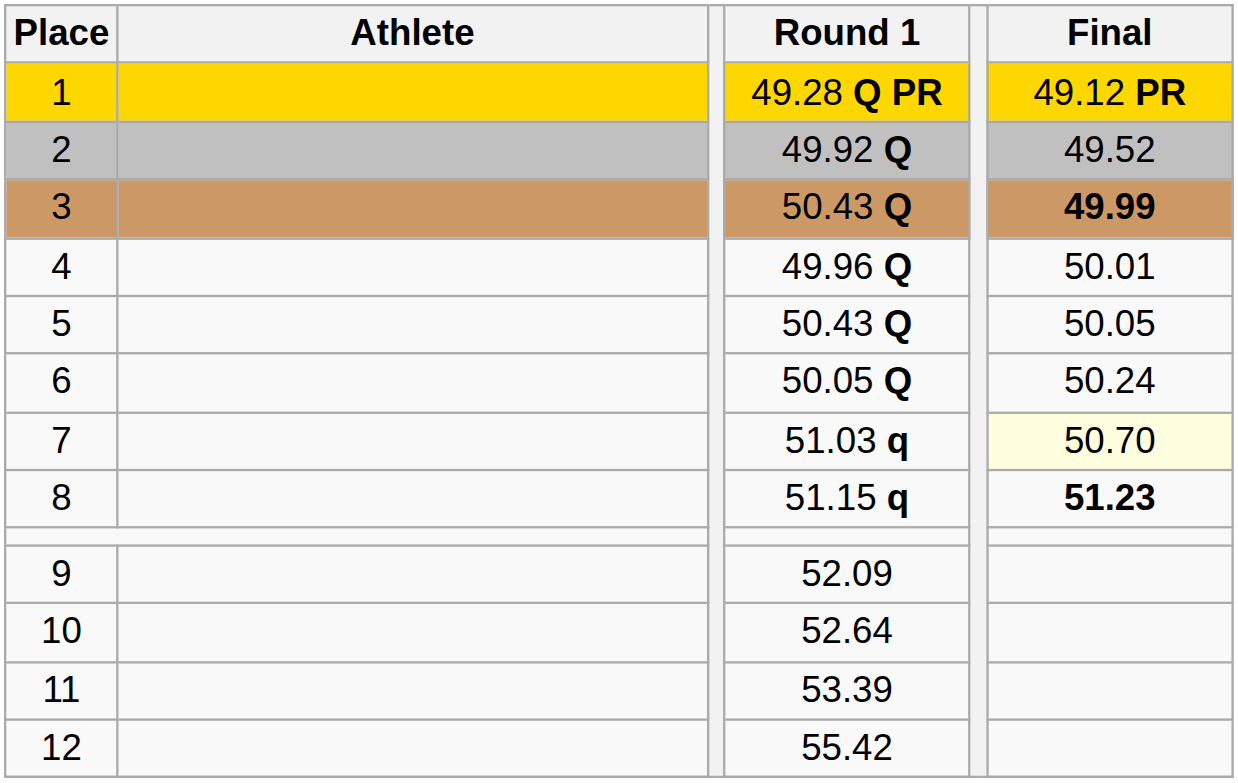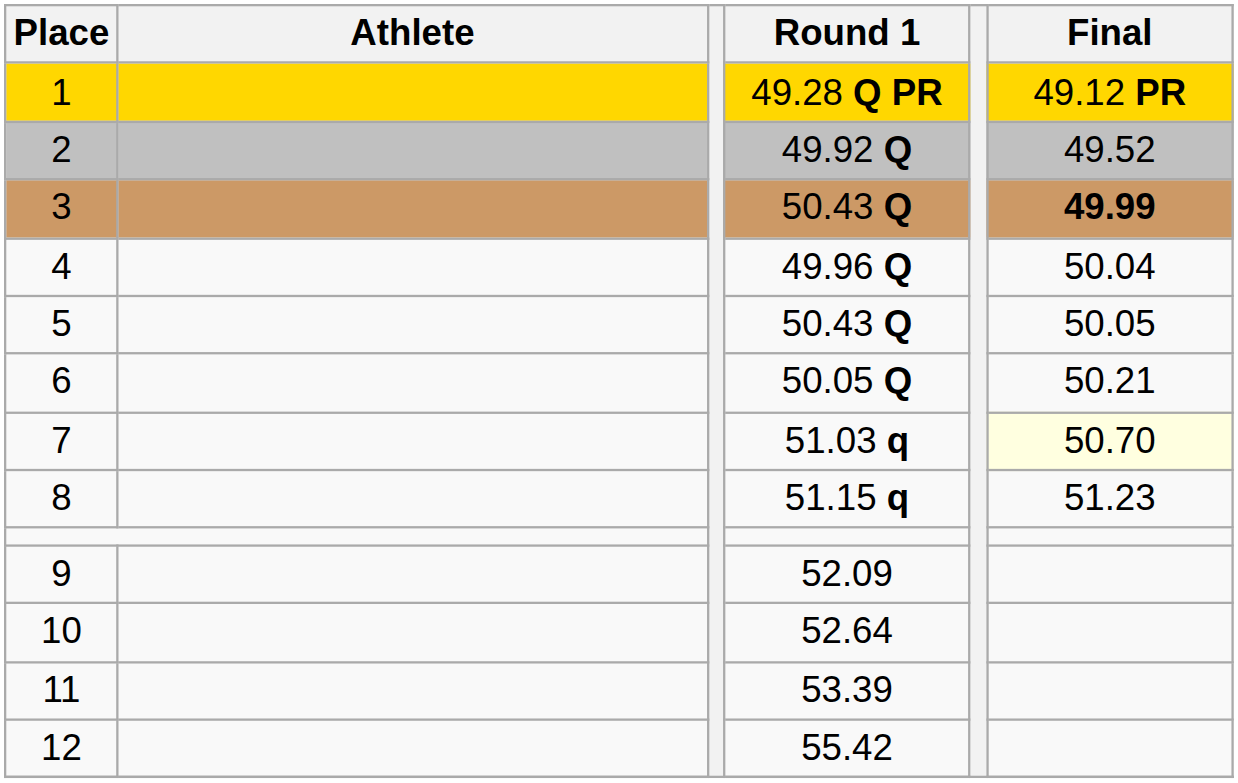(1110, 265) 50.01 -> (1110, 265) 50.04
(1110, 382) 50.24 -> (1110, 382) 50.21
(1110, 498) bold -> (1110, 498) normal
